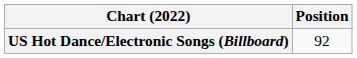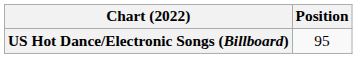(322, 41) 92 -> (322, 41) 95
